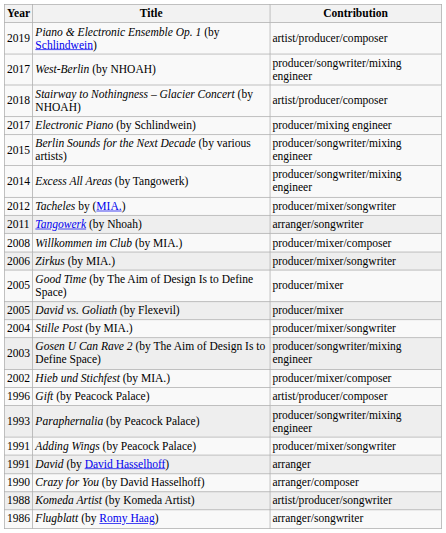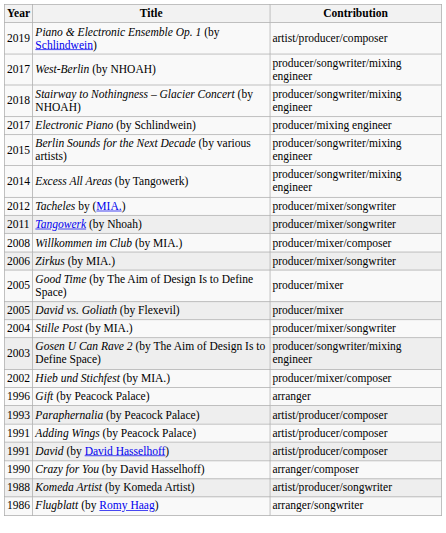(330, 100) artist/producer/composer -> (337, 100) producer/songwriter/mixing engineer
(318, 224) arranger/songwriter -> (334, 224) producer/mixer/songwriter
(330, 396) artist/producer/composer -> (292, 396) arranger
(337, 421) producer/songwriter/mixing engineer -> (330, 414) artist/producer/composer
(334, 446) producer/mixer/songwriter -> (330, 433) artist/producer/composer
(292, 464) arranger -> (330, 451) artist/producer/composer
